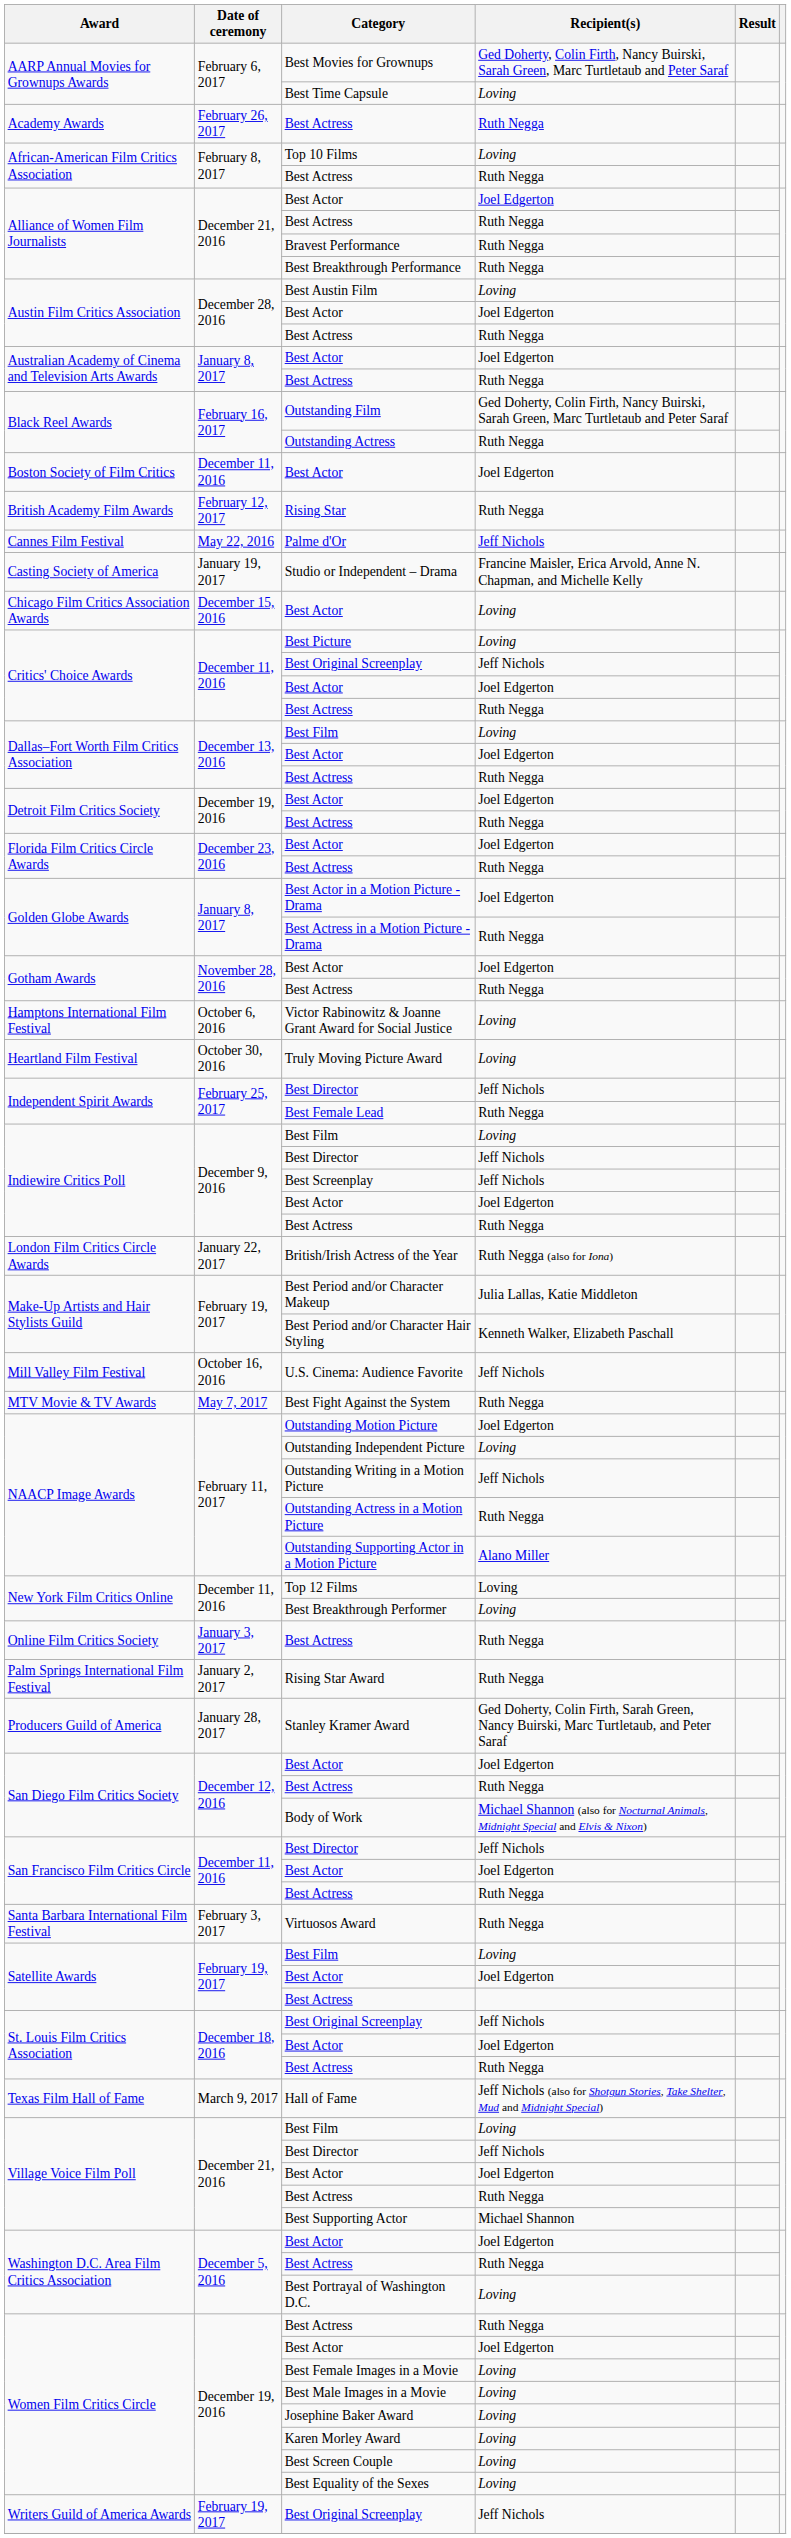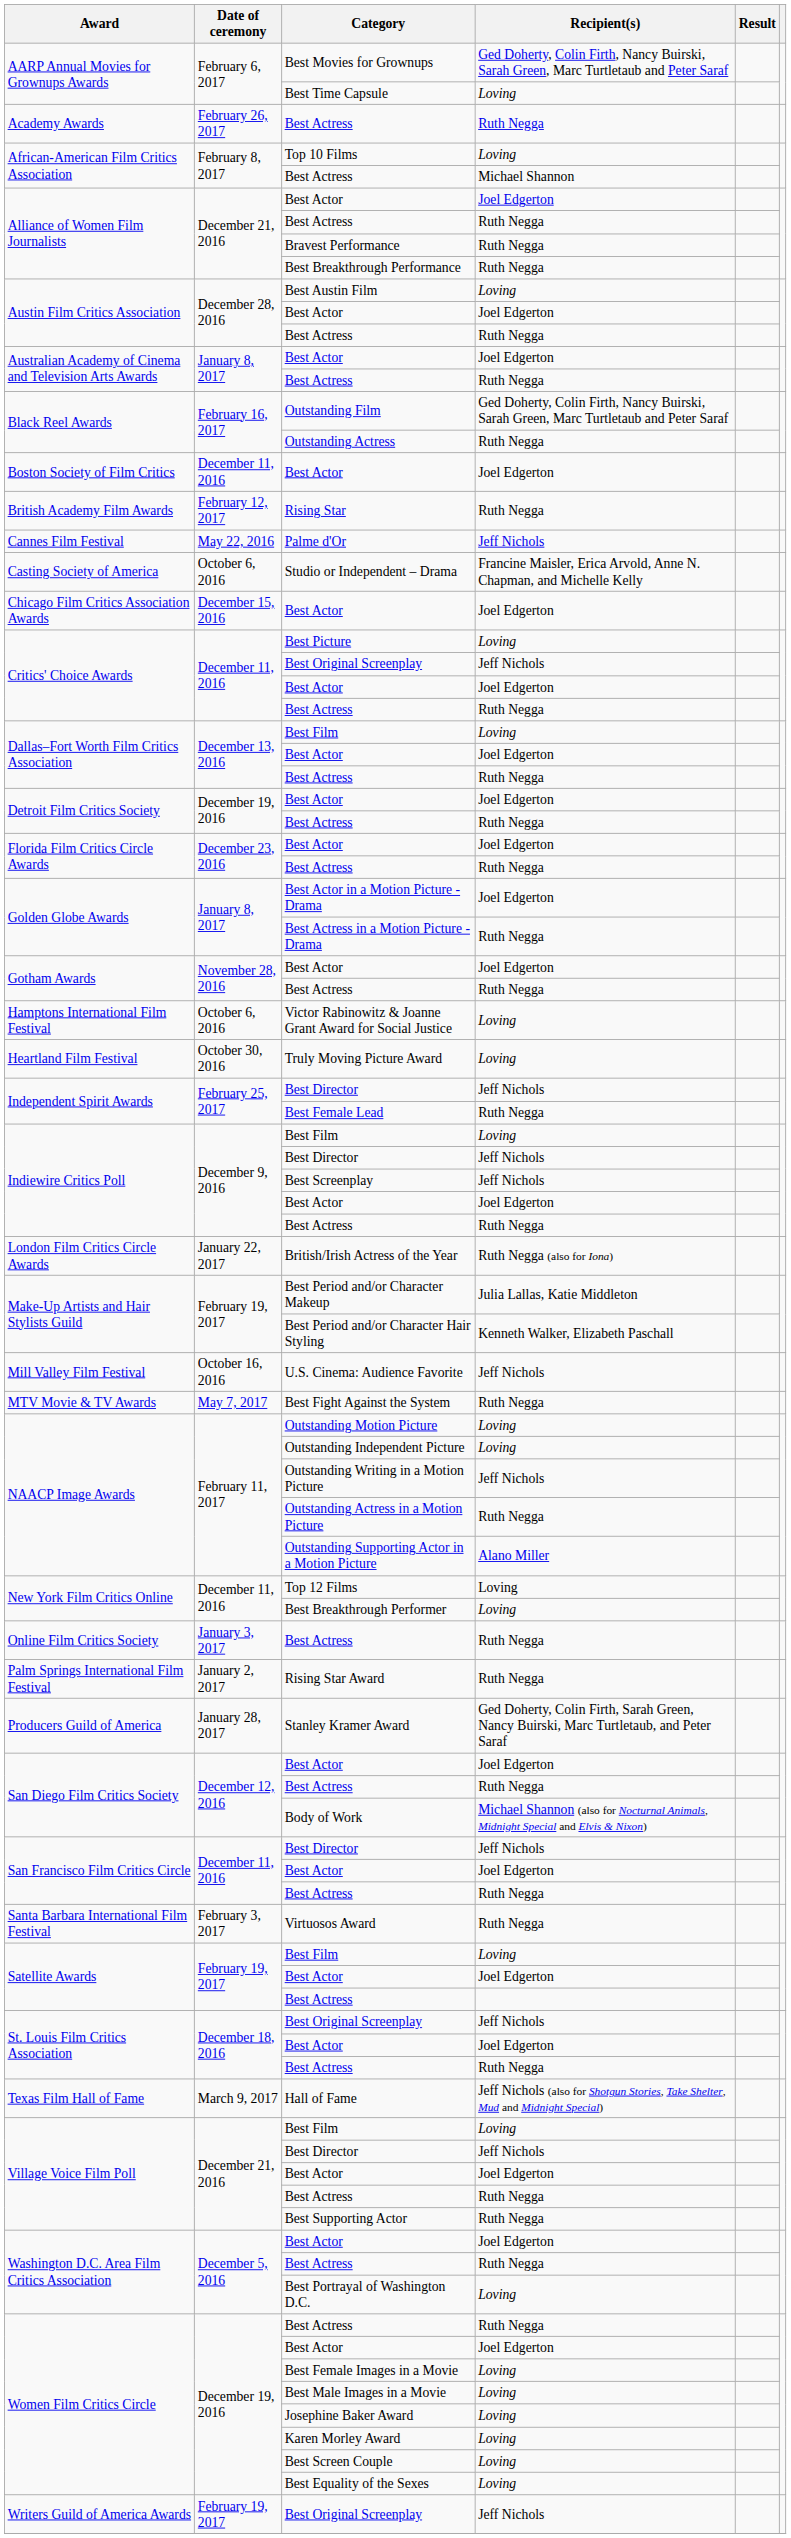(511, 177) Ruth Negga -> (526, 177) Michael Shannon
(229, 572) January 19, 2017 -> (227, 572) October 6, 2016
(497, 611) Loving -> (516, 611) Joel Edgerton
(516, 1425) Joel Edgerton -> (497, 1425) Loving
(526, 2219) Michael Shannon -> (511, 2219) Ruth Negga
